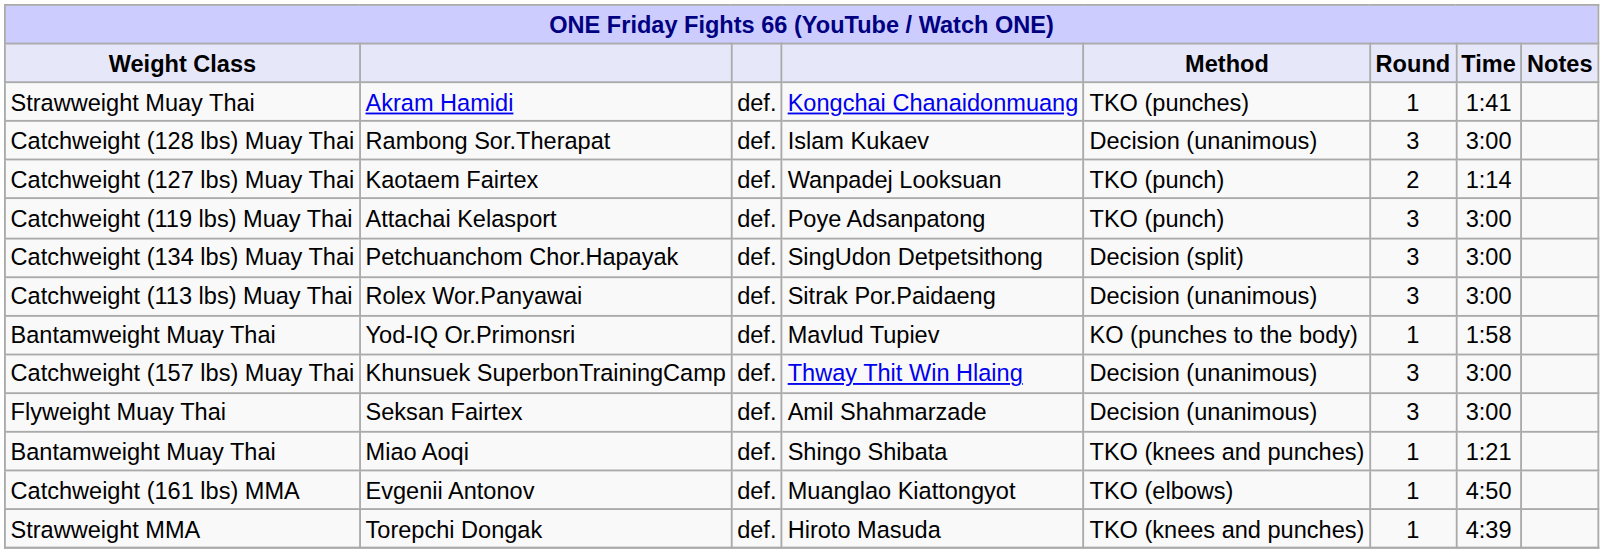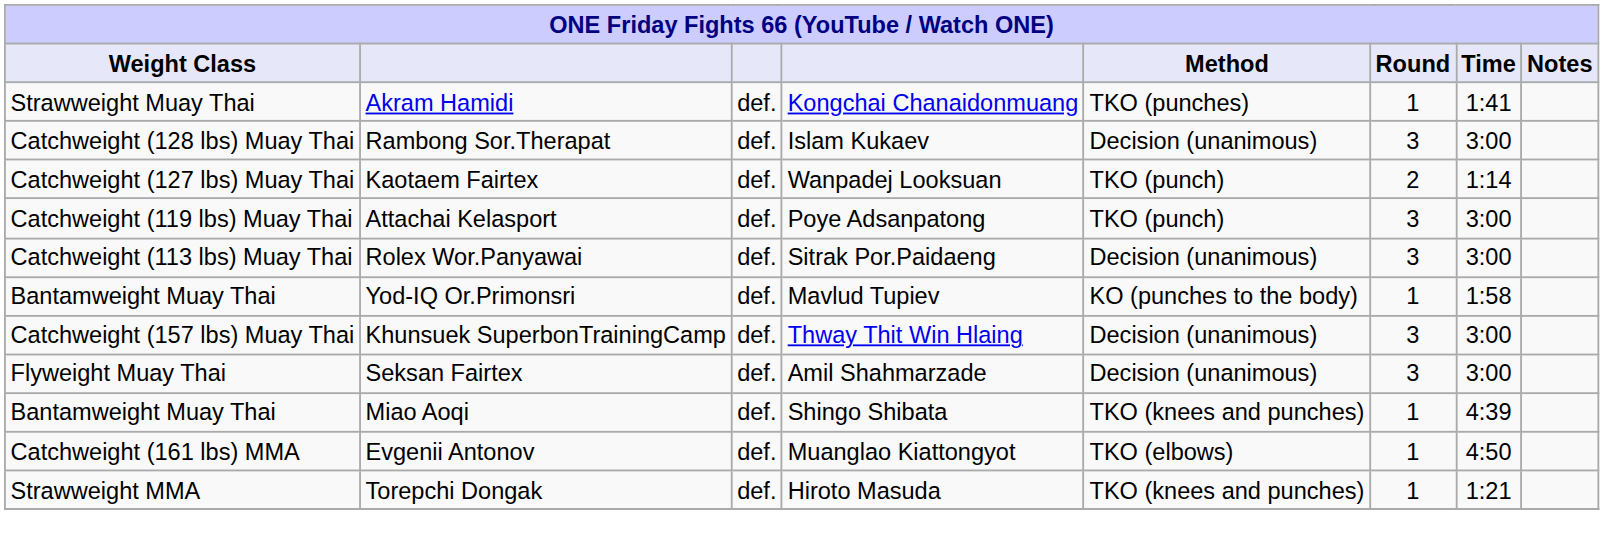- row: (522, 257)
(1489, 451) 1:21 -> (1489, 412) 4:39
(1489, 529) 4:39 -> (1489, 490) 1:21
